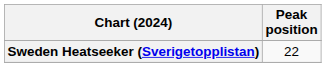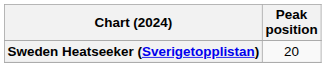(292, 51) 22 -> (292, 51) 20
